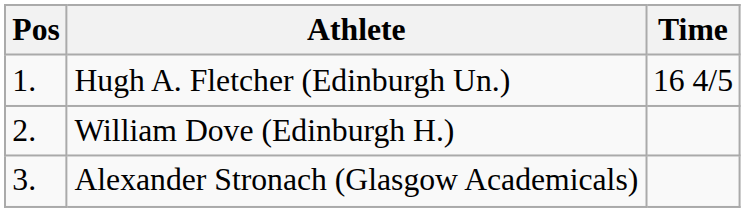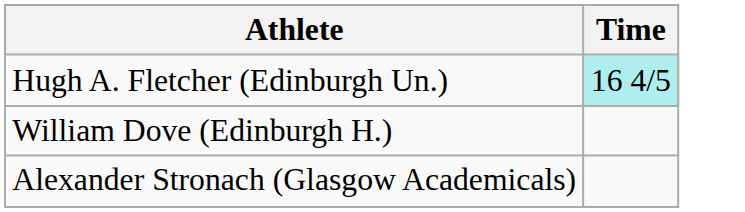- column: (36, 29)
(693, 79) no background -> (631, 79) paleturquoise background
